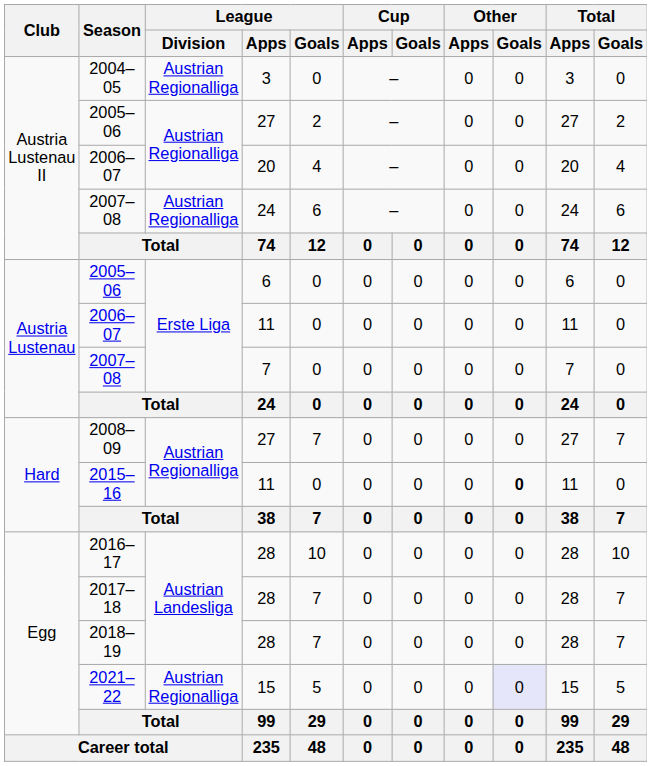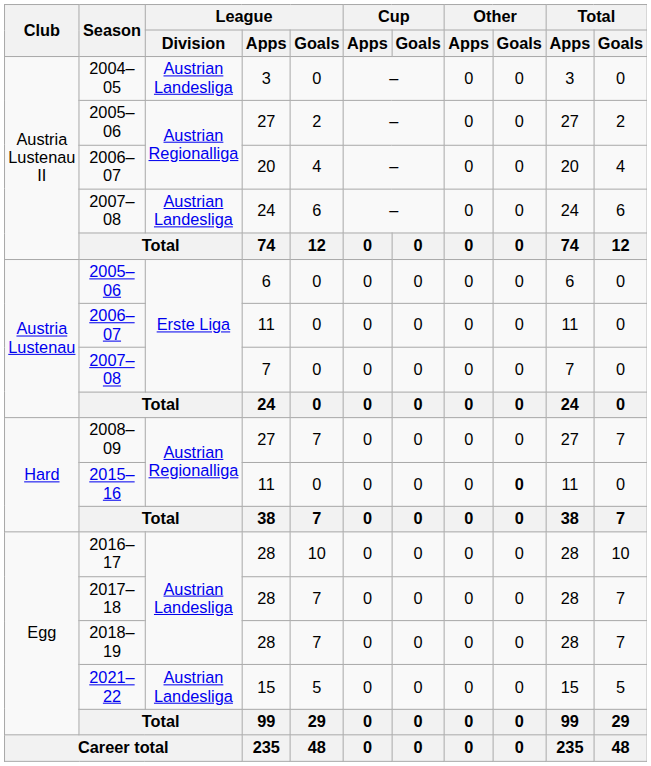(193, 78) Austrian Regionalliga -> (193, 78) Austrian Landesliga
(193, 211) Austrian Regionalliga -> (193, 211) Austrian Landesliga
(193, 686) Austrian Regionalliga -> (193, 686) Austrian Landesliga
(519, 686) lavender background -> (519, 686) no background
